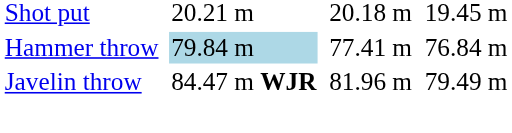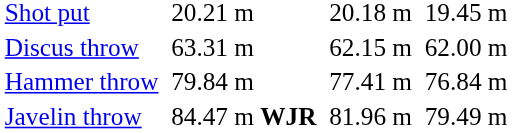+ row: (72, 47)
(213, 47) lightblue background -> (213, 82) no background
